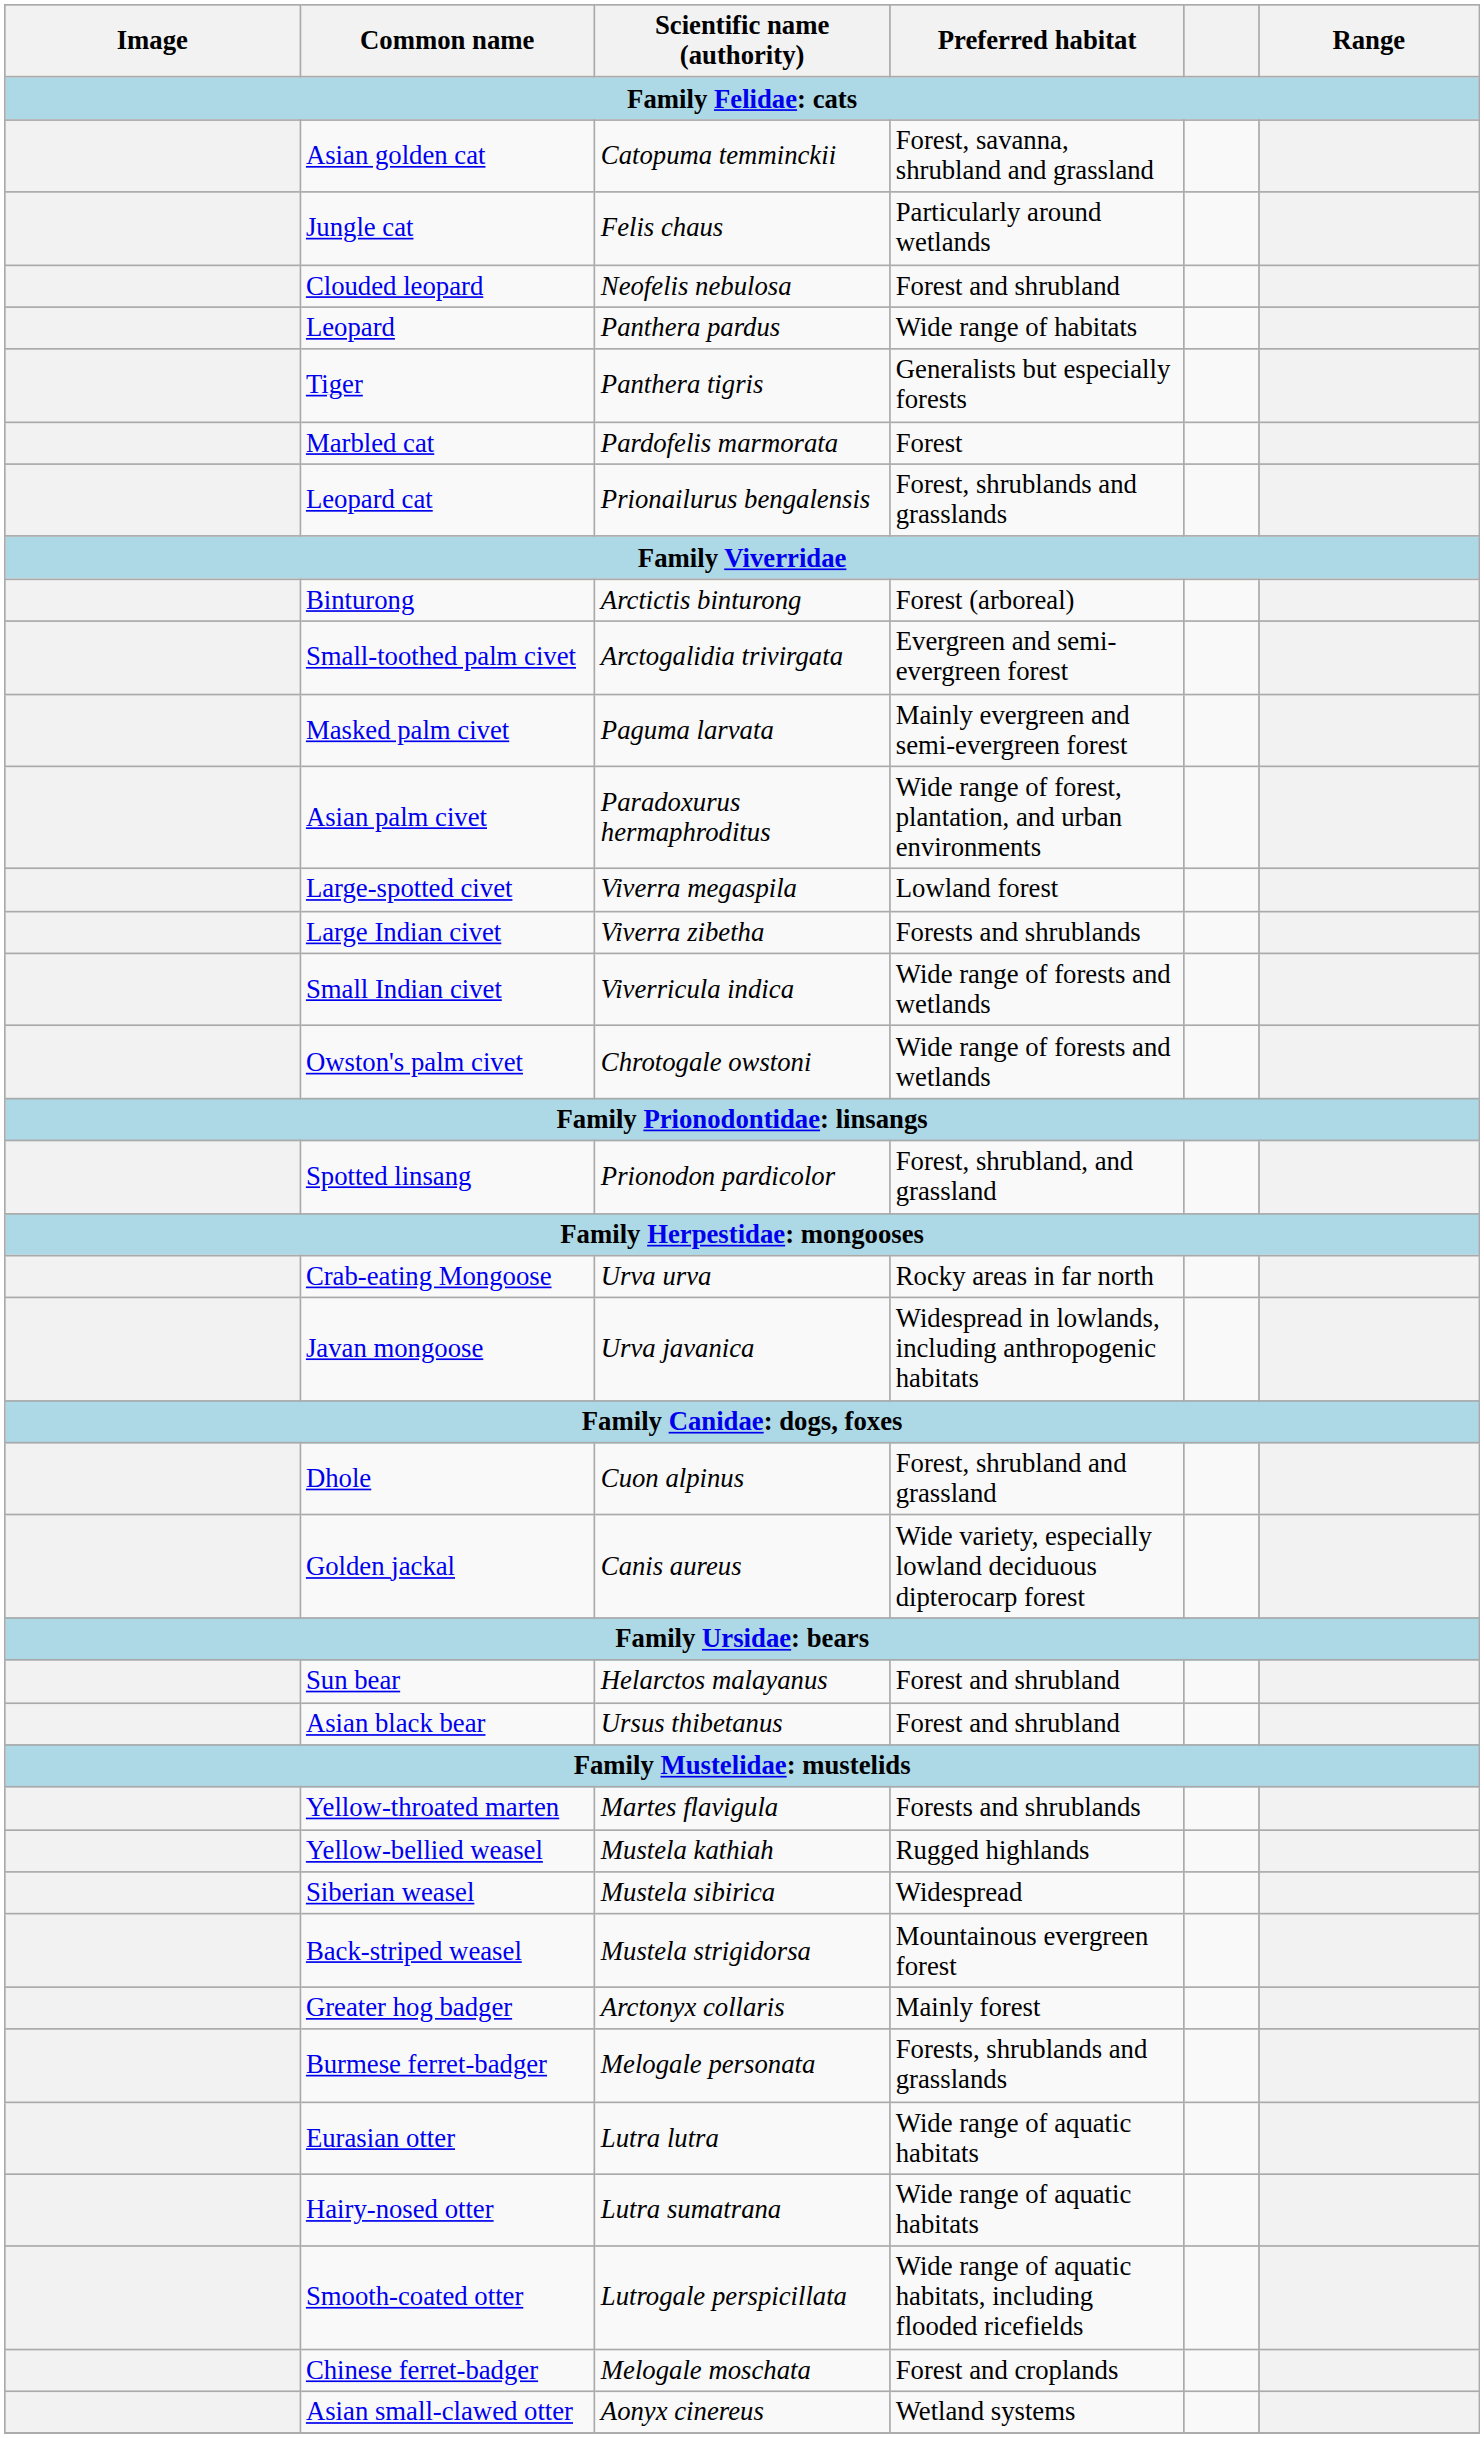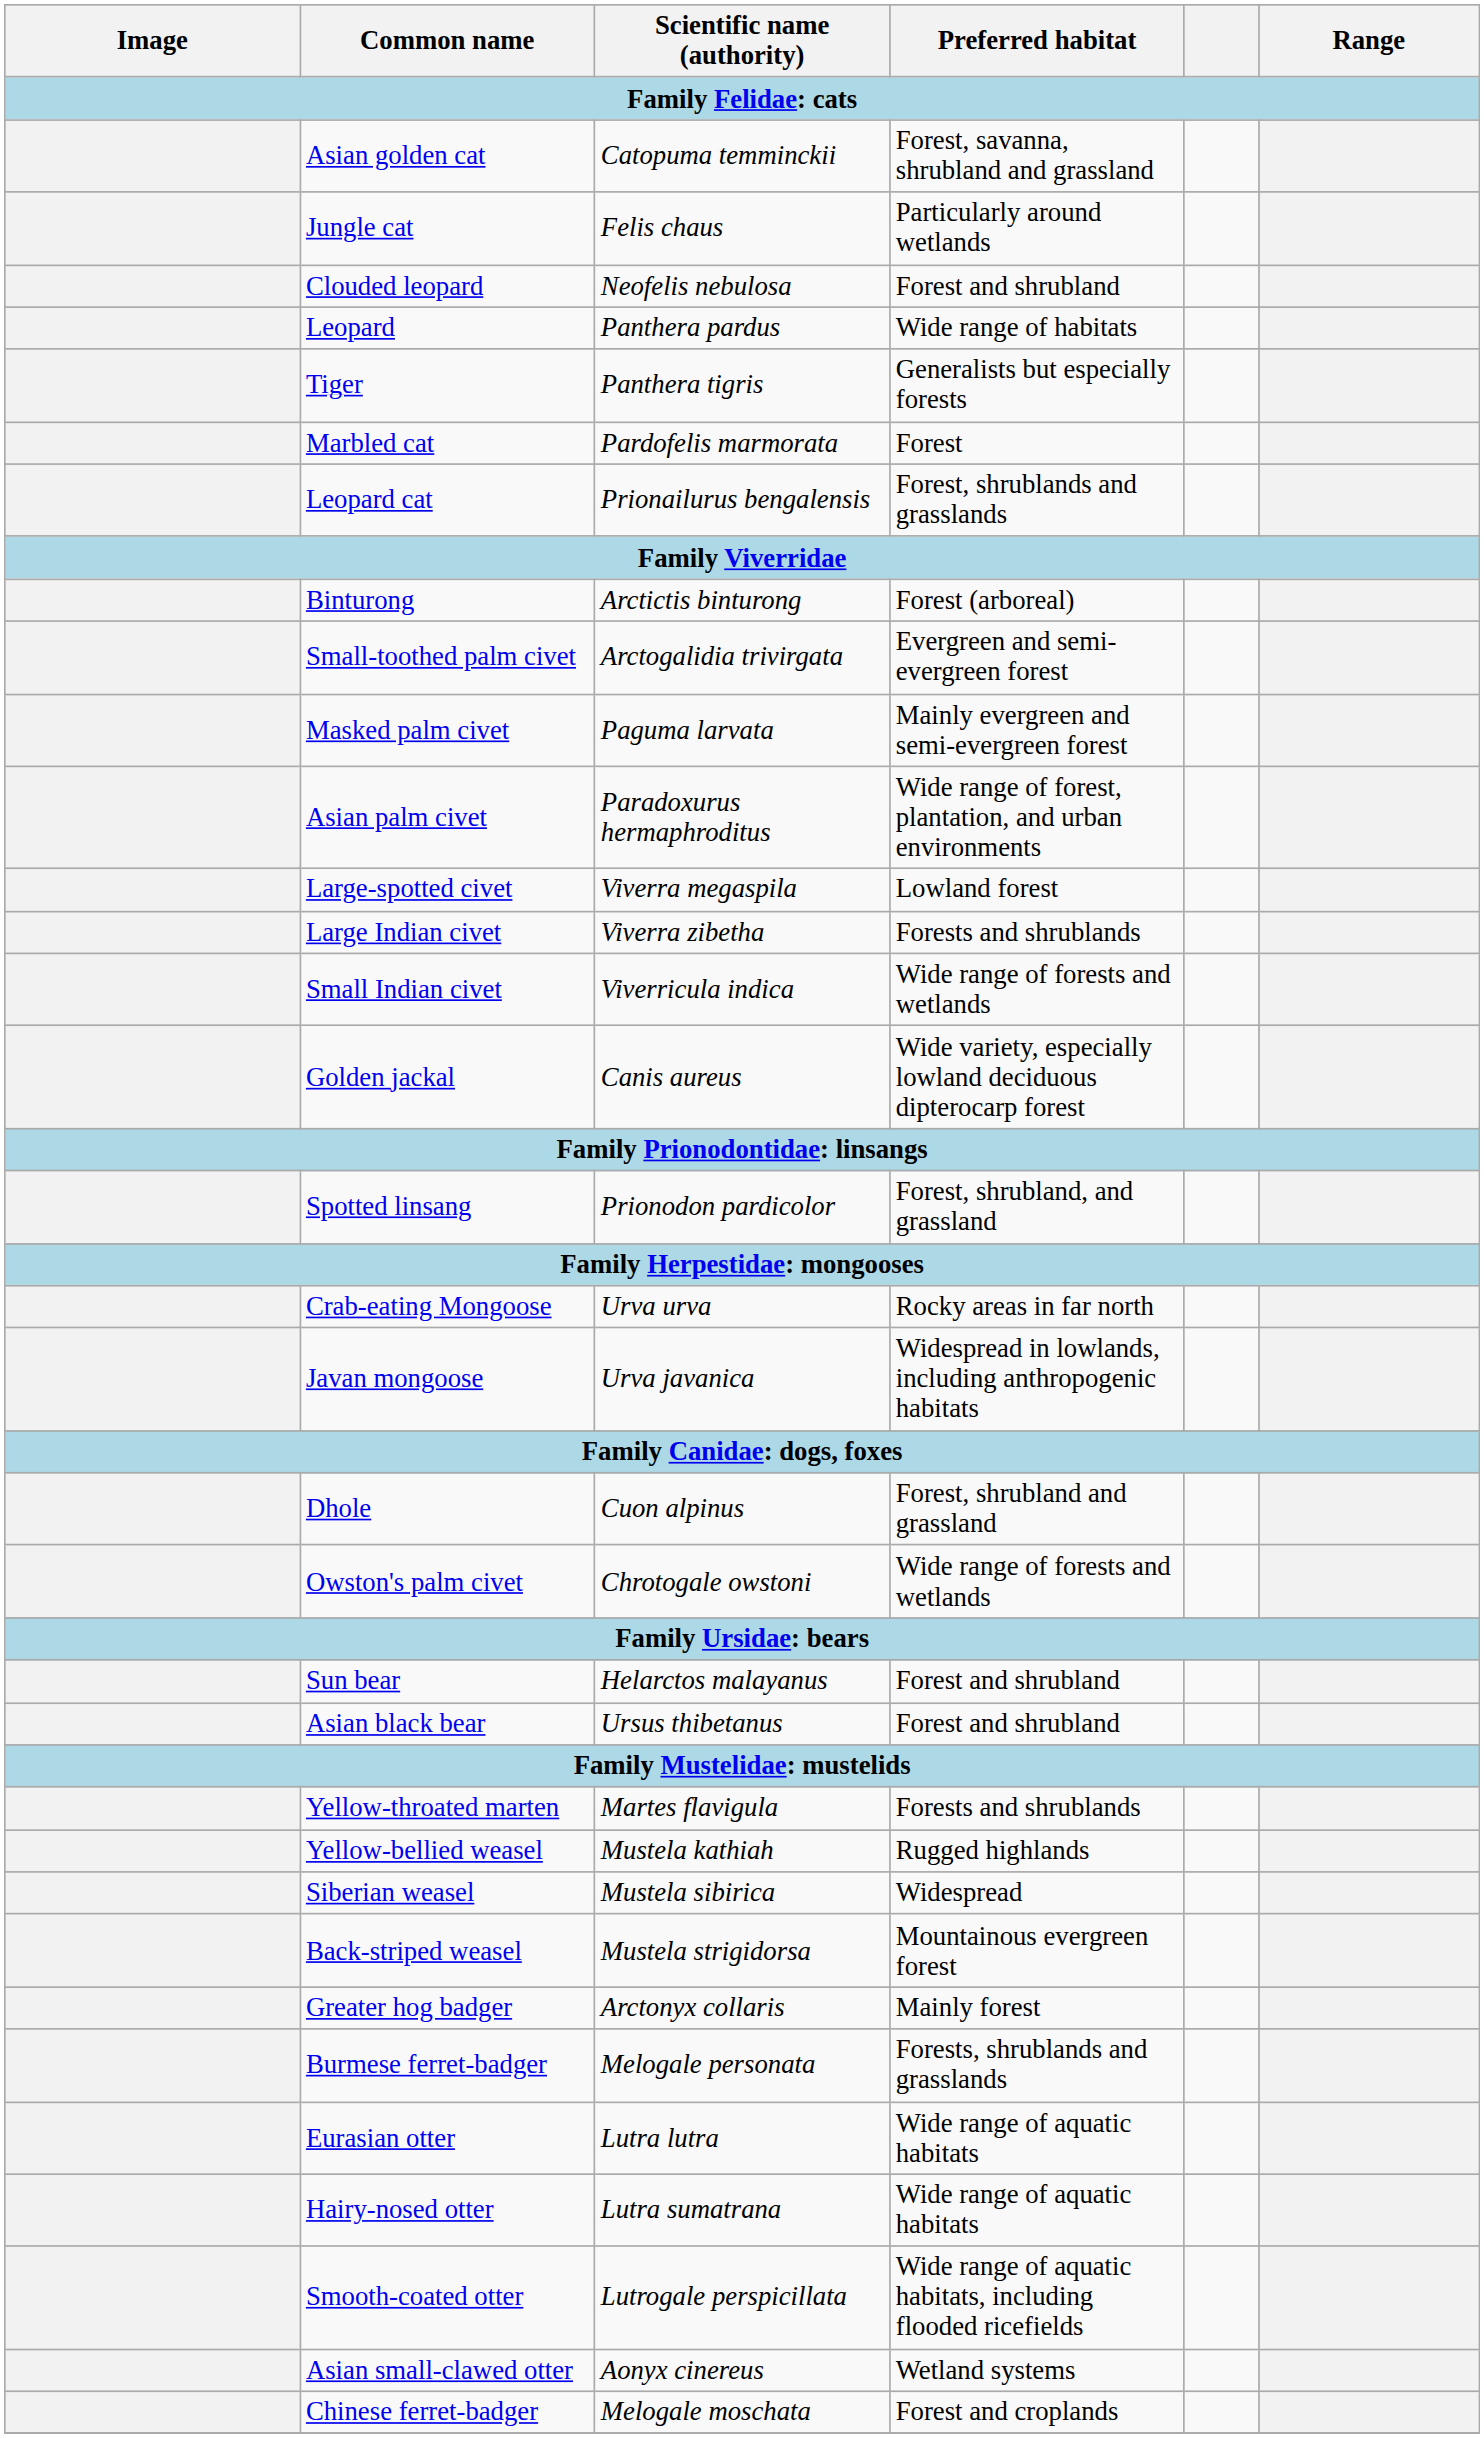rows swapped: (414, 1061) <-> (380, 1566)
rows swapped: (439, 2412) <-> (422, 2369)
